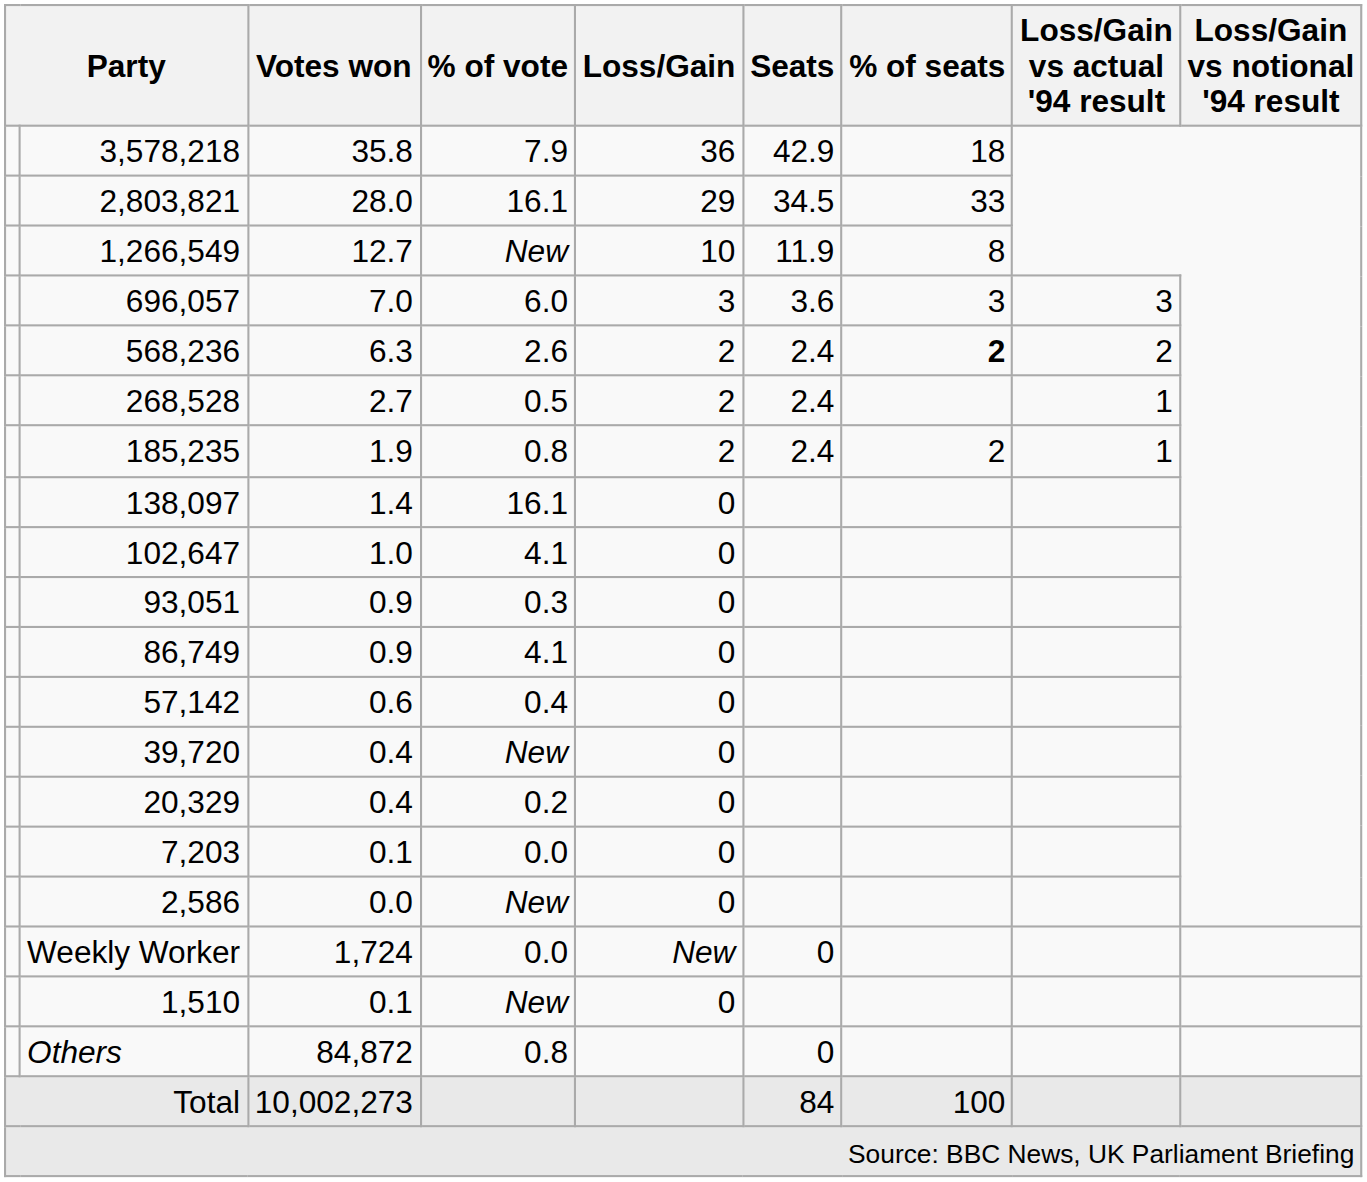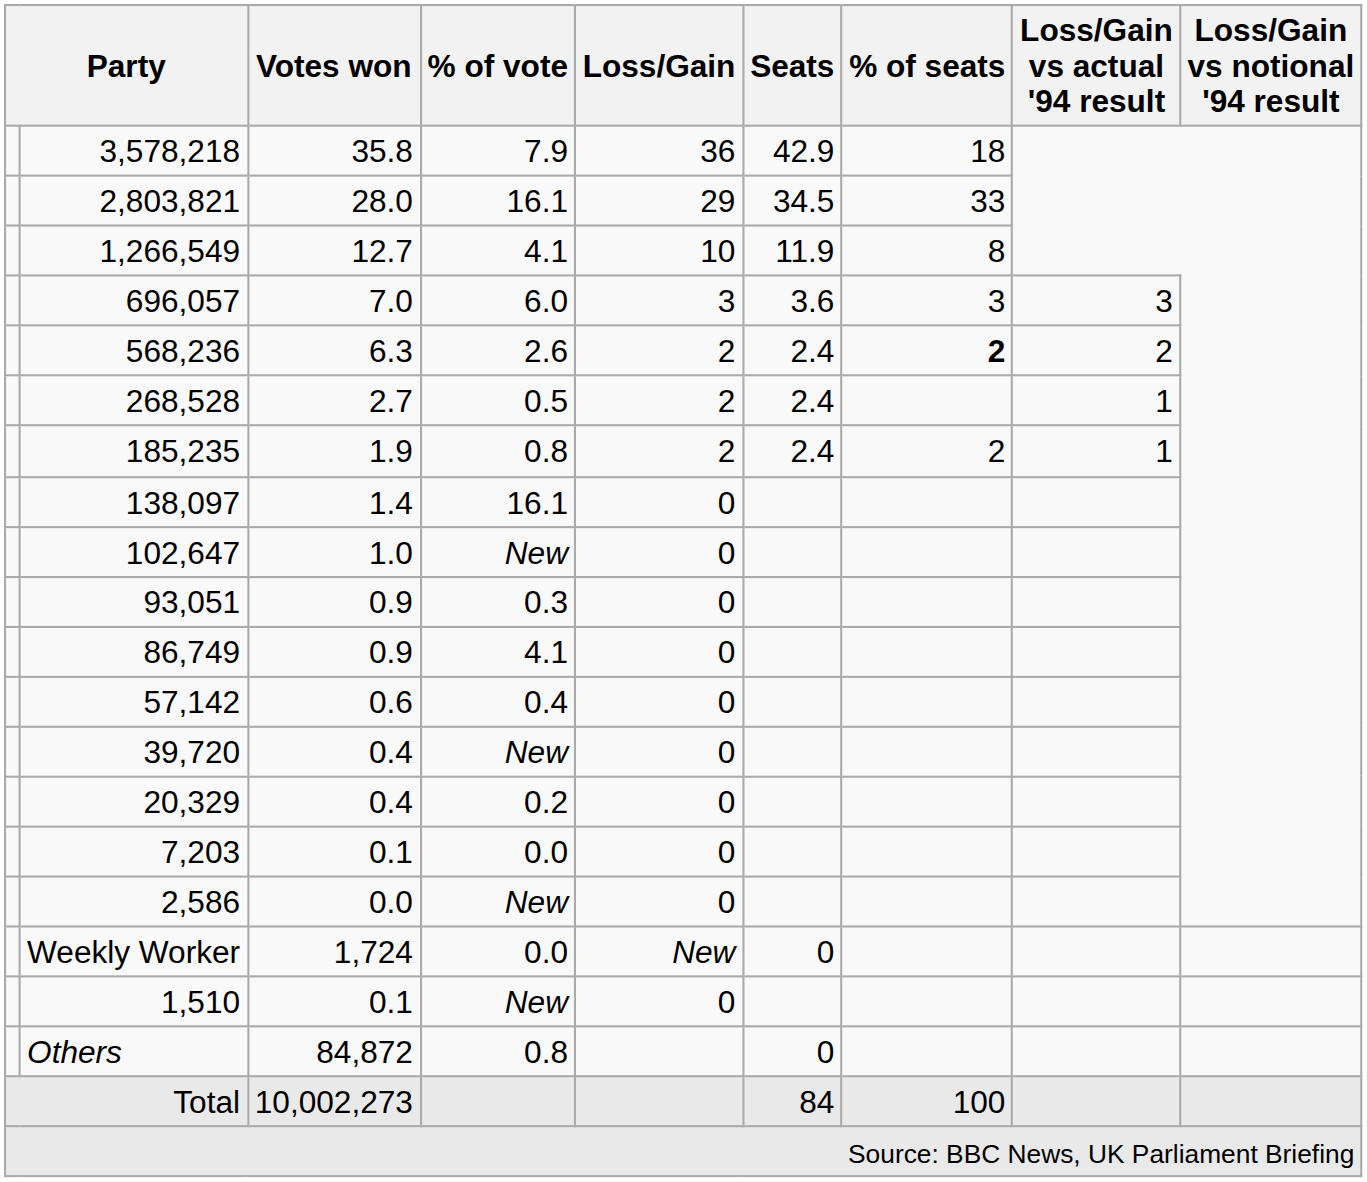(536, 251) New -> (546, 251) 4.1
(546, 551) 4.1 -> (536, 551) New
